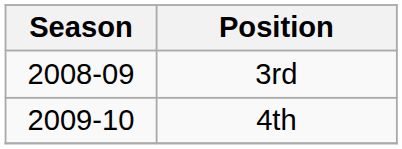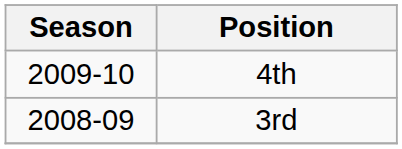rows swapped: (276, 73) <-> (276, 120)
